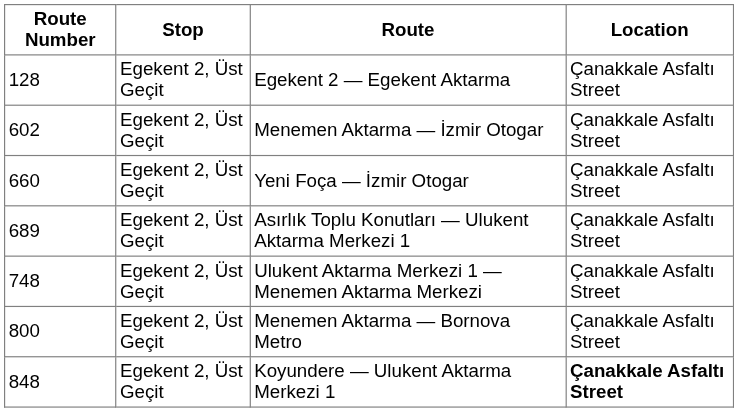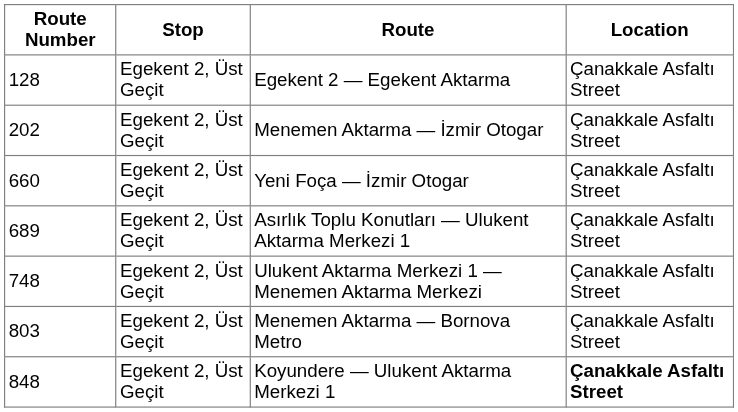(24, 130) 602 -> (24, 130) 202
(24, 331) 800 -> (24, 331) 803
